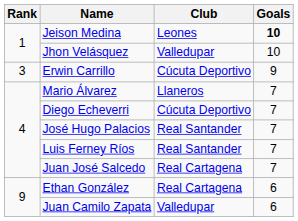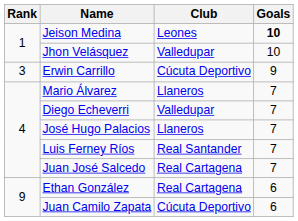(204, 110) Cúcuta Deportivo -> (186, 110) Valledupar
(199, 129) Real Santander -> (180, 129) Llaneros
(186, 206) Valledupar -> (204, 206) Cúcuta Deportivo
